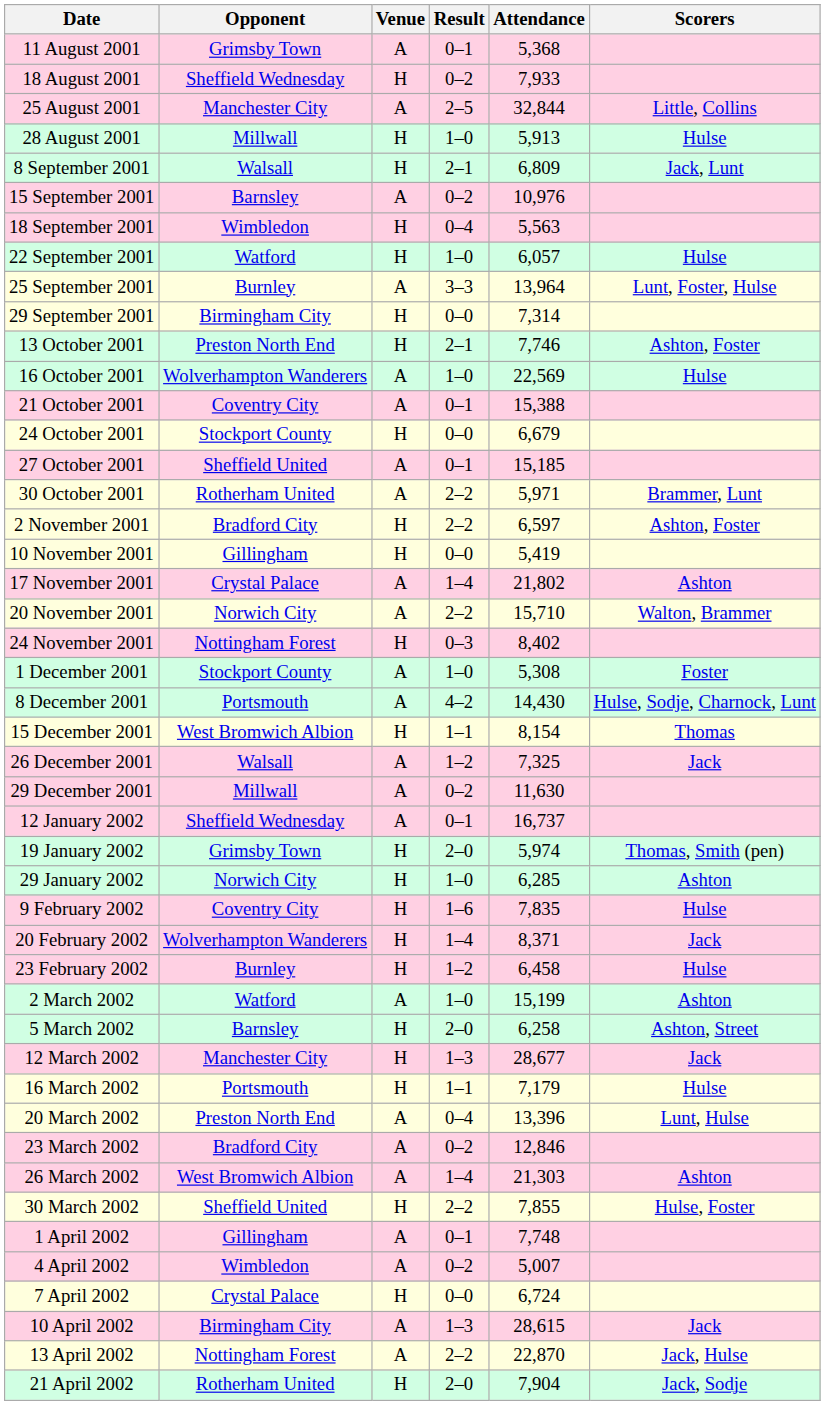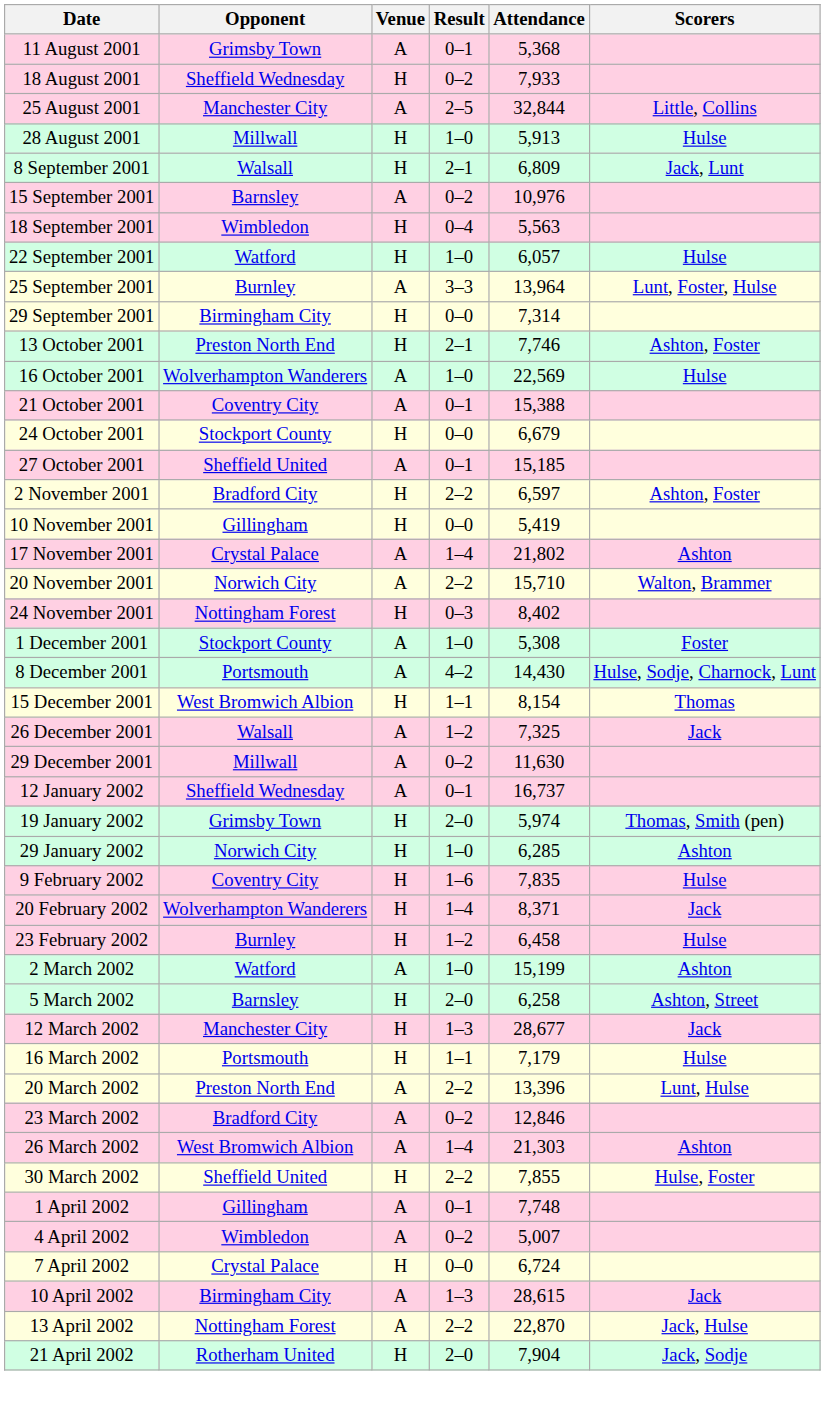- row: (82, 494)
(459, 1117) 0–4 -> (459, 1088) 2–2
